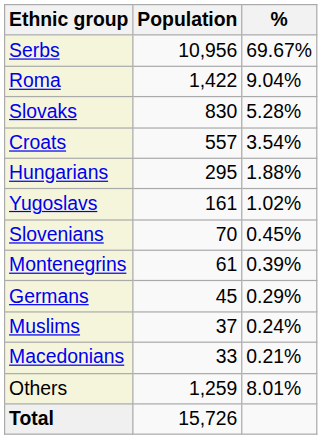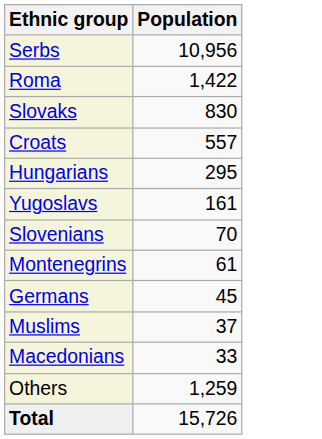- column: (279, 19)
